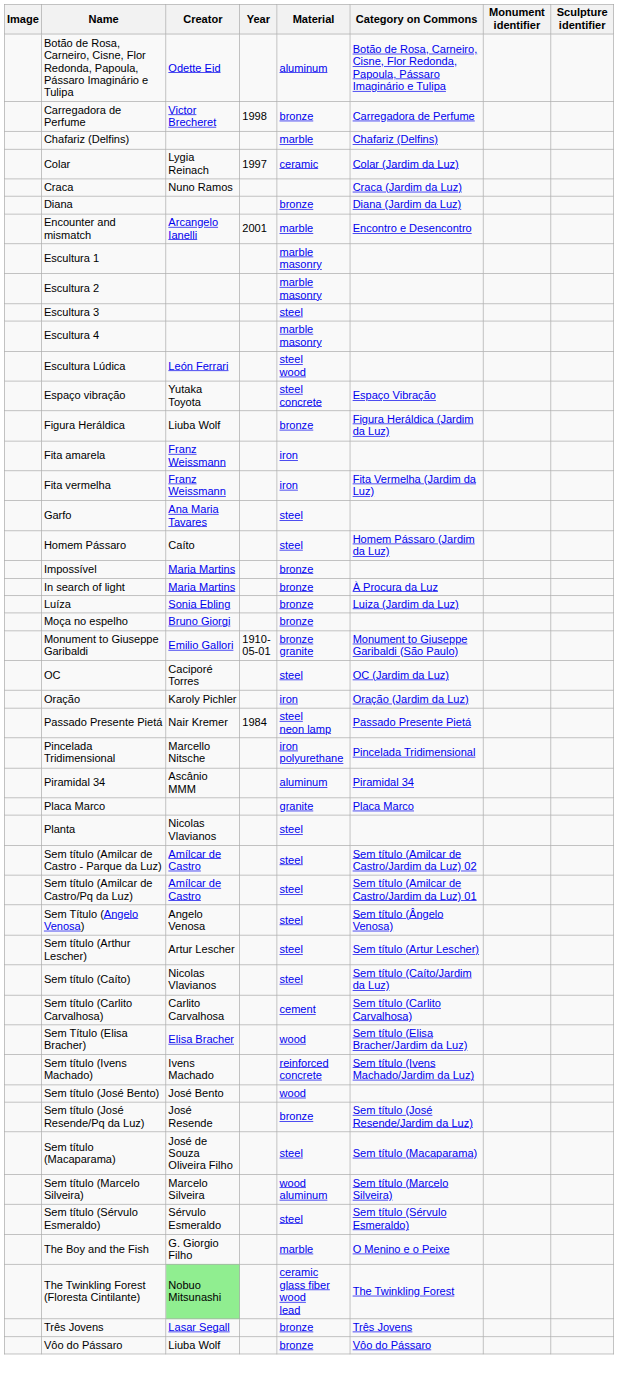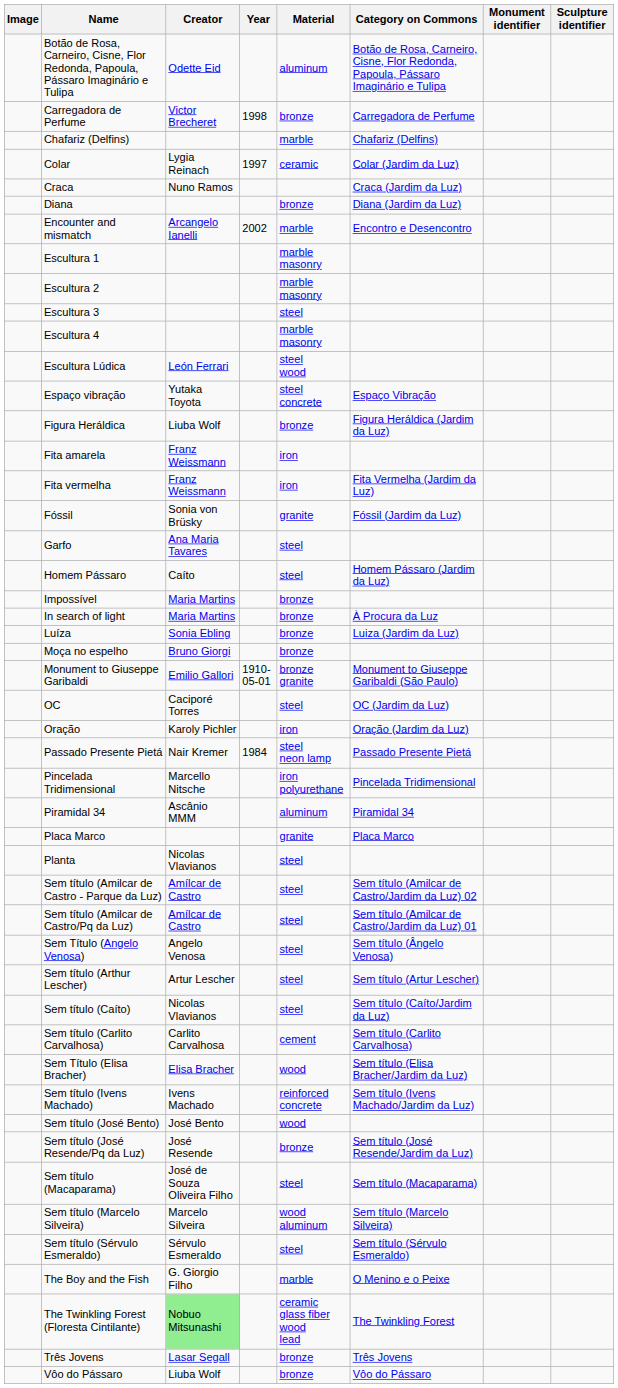(255, 228) 2001 -> (255, 228) 2002
+ row: (58, 515)
